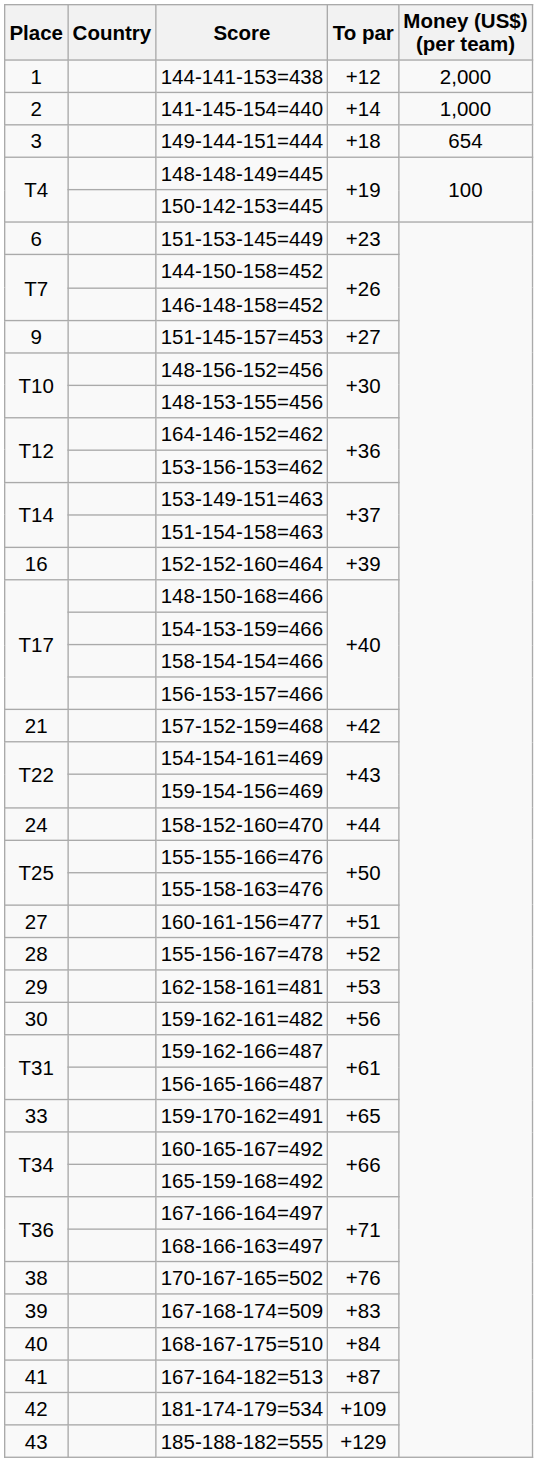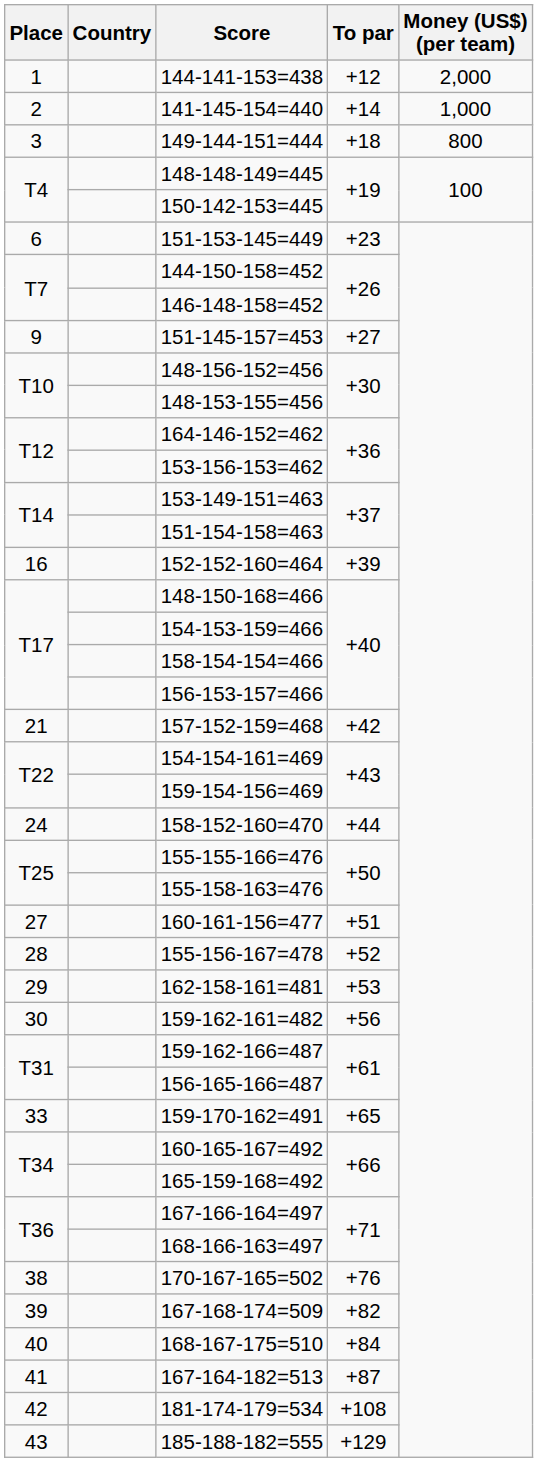(465, 142) 654 -> (465, 142) 800
(363, 1311) +83 -> (363, 1311) +82
(363, 1408) +109 -> (363, 1408) +108
